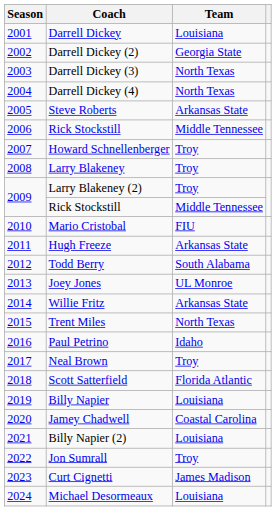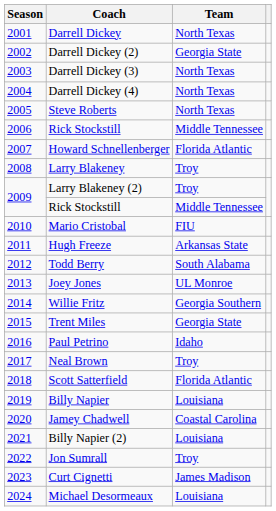(199, 33) Louisiana -> (205, 33) North Texas
(212, 110) Arkansas State -> (205, 110) North Texas
(187, 149) Troy -> (214, 149) Florida Atlantic
(212, 303) Arkansas State -> (218, 303) Georgia Southern
(205, 322) North Texas -> (208, 322) Georgia State
